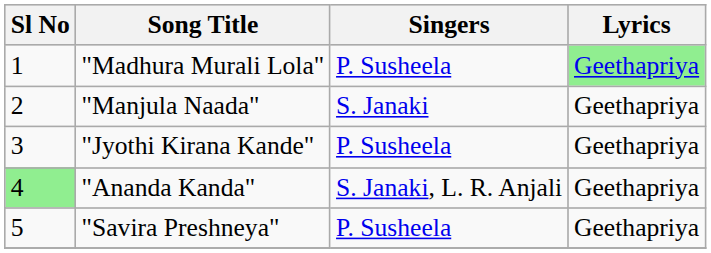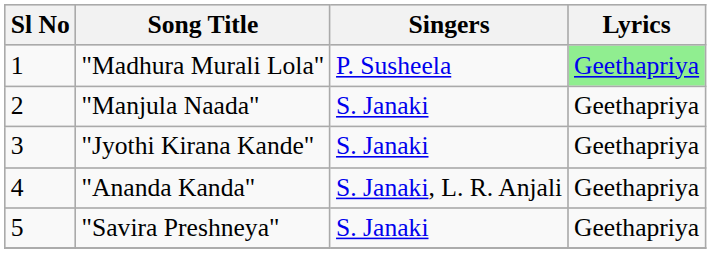(394, 146) P. Susheela -> (382, 146) S. Janaki
(17, 187) lightgreen background -> (17, 187) no background
(394, 227) P. Susheela -> (382, 227) S. Janaki
